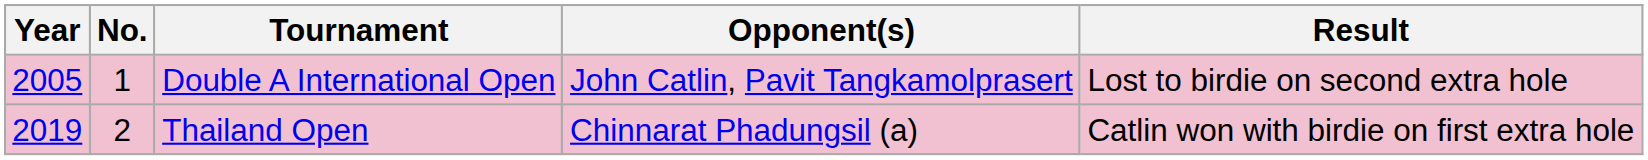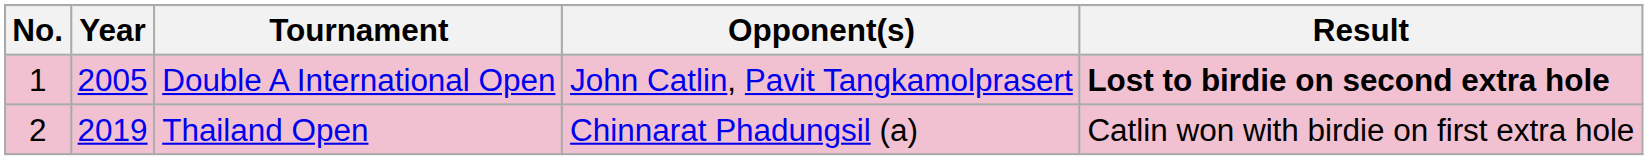columns swapped: (122, 30) <-> (47, 30)
(1328, 80) normal -> (1349, 80) bold
